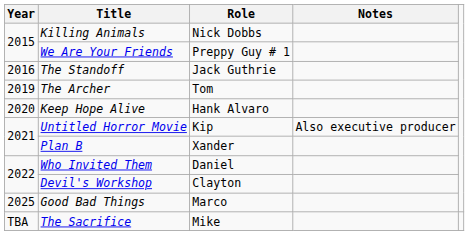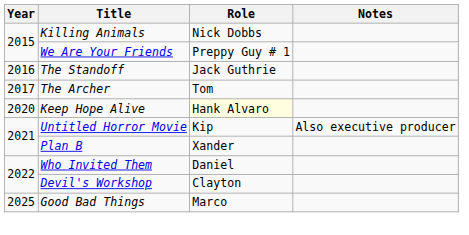(21, 89) 2019 -> (21, 89) 2017
(231, 108) no background -> (231, 108) lightyellow background
- row: (86, 221)
